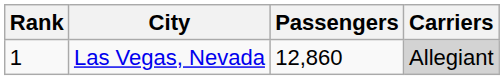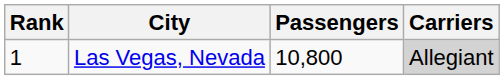(309, 57) 12,860 -> (309, 57) 10,800
